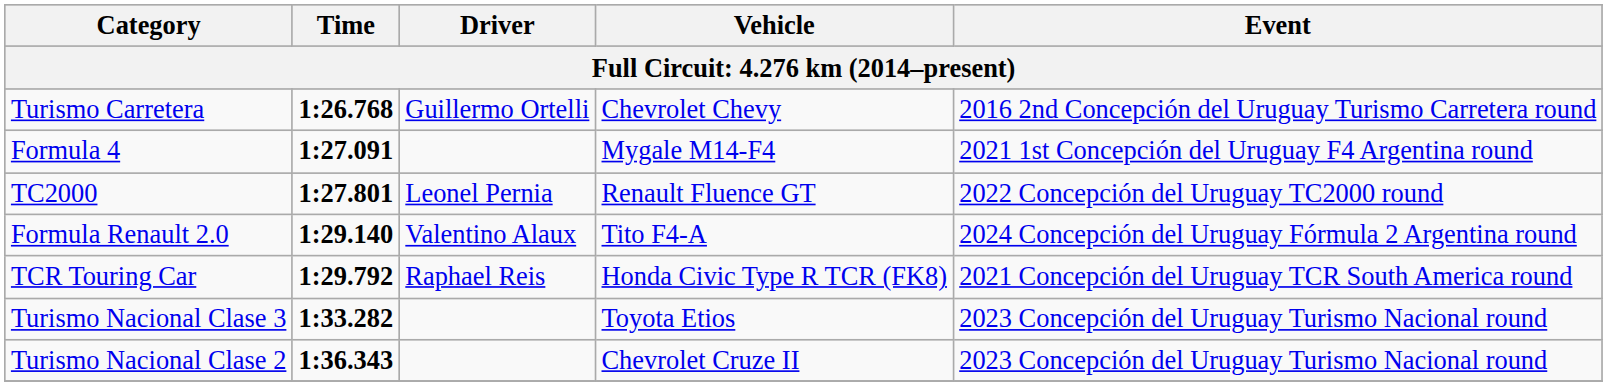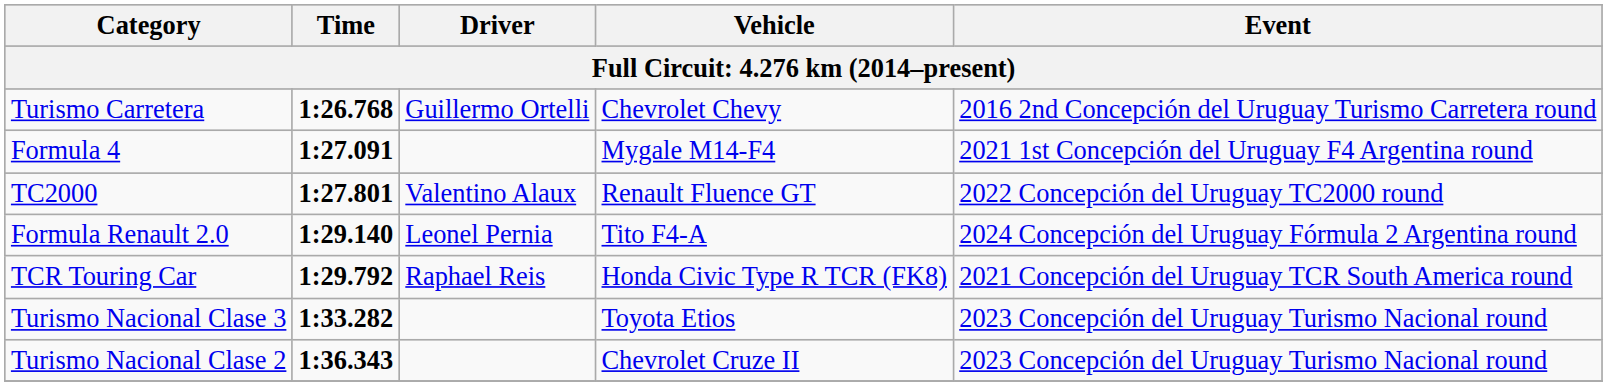(479, 192) Leonel Pernia -> (491, 192) Valentino Alaux
(491, 234) Valentino Alaux -> (479, 234) Leonel Pernia
